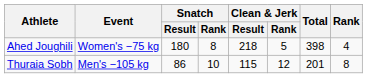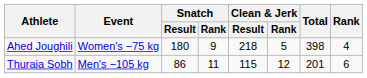(213, 47) 8 -> (213, 47) 9
(213, 64) 10 -> (213, 64) 11
(346, 64) 8 -> (346, 64) 6
